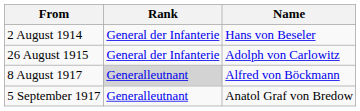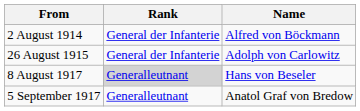(270, 34) Hans von Beseler -> (283, 34) Alfred von Böckmann
(283, 75) Alfred von Böckmann -> (270, 75) Hans von Beseler
